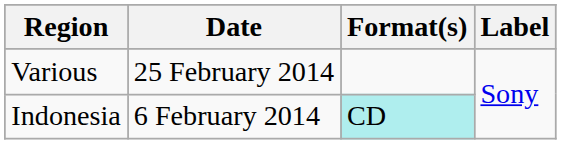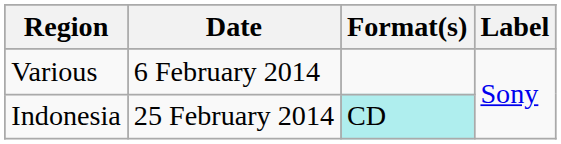(234, 71) 25 February 2014 -> (227, 71) 6 February 2014
(227, 116) 6 February 2014 -> (234, 116) 25 February 2014
